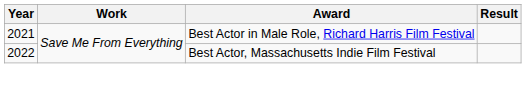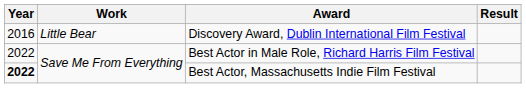+ row: (327, 33)
(21, 33) 2021 -> (21, 53) 2022
(21, 53) normal -> (21, 72) bold
